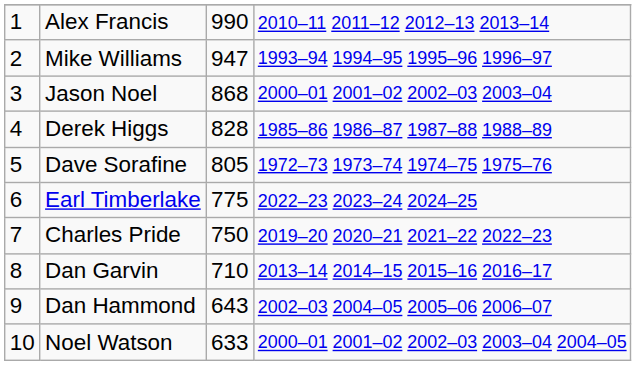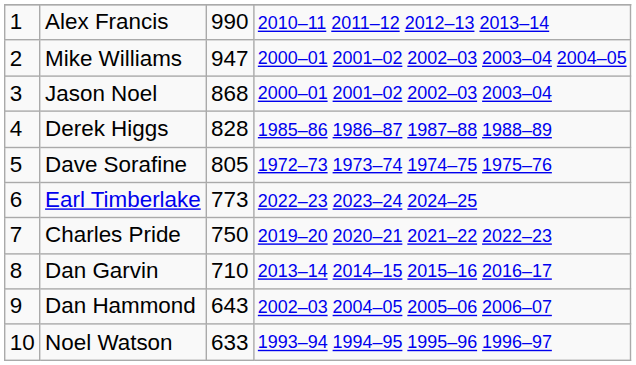(405, 58) 1993–94 1994–95 1995–96 1996–97 -> (442, 58) 2000–01 2001–02 2002–03 2003–04 2004–05
(230, 199) 775 -> (230, 199) 773
(442, 342) 2000–01 2001–02 2002–03 2003–04 2004–05 -> (405, 342) 1993–94 1994–95 1995–96 1996–97
